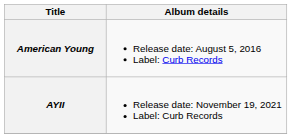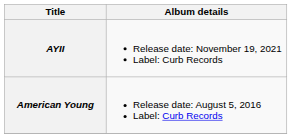rows swapped: (55, 48) <-> (55, 105)
